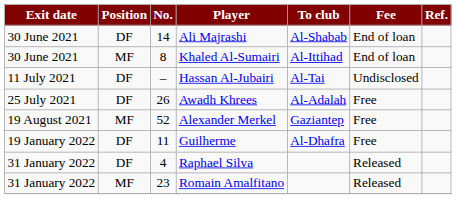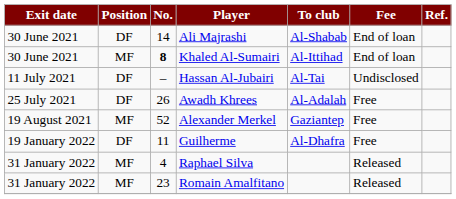(163, 57) normal -> (163, 57) bold
(124, 162) DF -> (124, 162) MF
